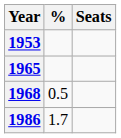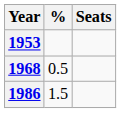- row: (24, 68)
(58, 119) 1.7 -> (58, 94) 1.5
